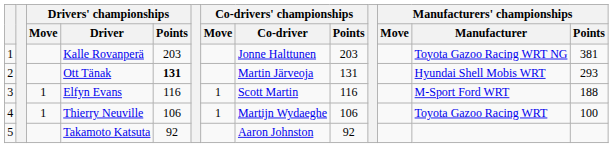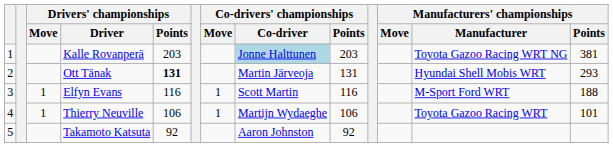(277, 53) no background -> (277, 53) lightblue background
(589, 112) 100 -> (589, 112) 101
